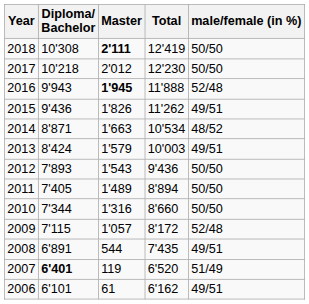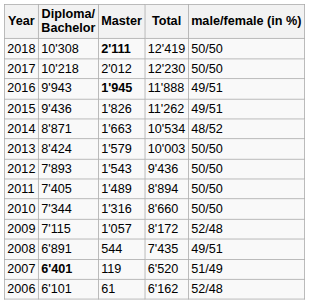(207, 88) 52/48 -> (207, 88) 49/51
(207, 149) 49/51 -> (207, 149) 50/50
(207, 289) 49/51 -> (207, 289) 52/48
